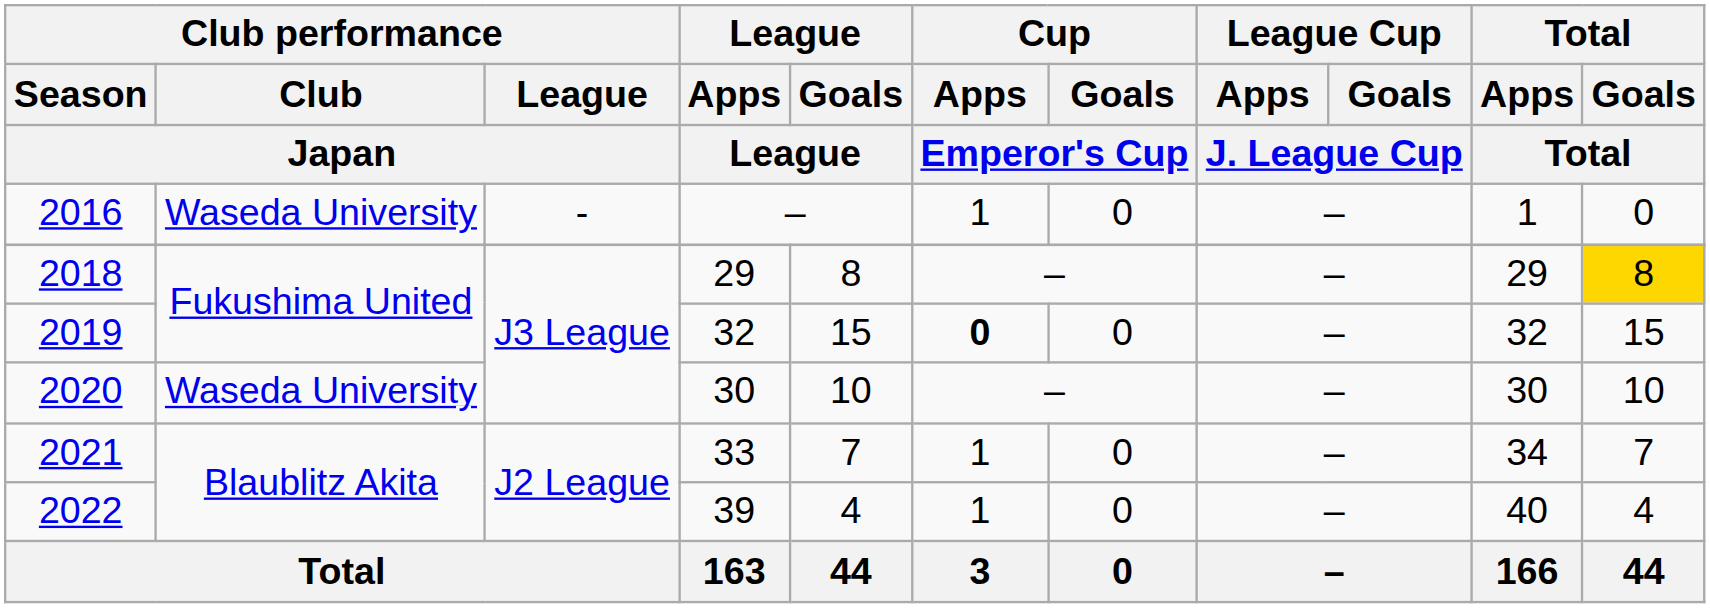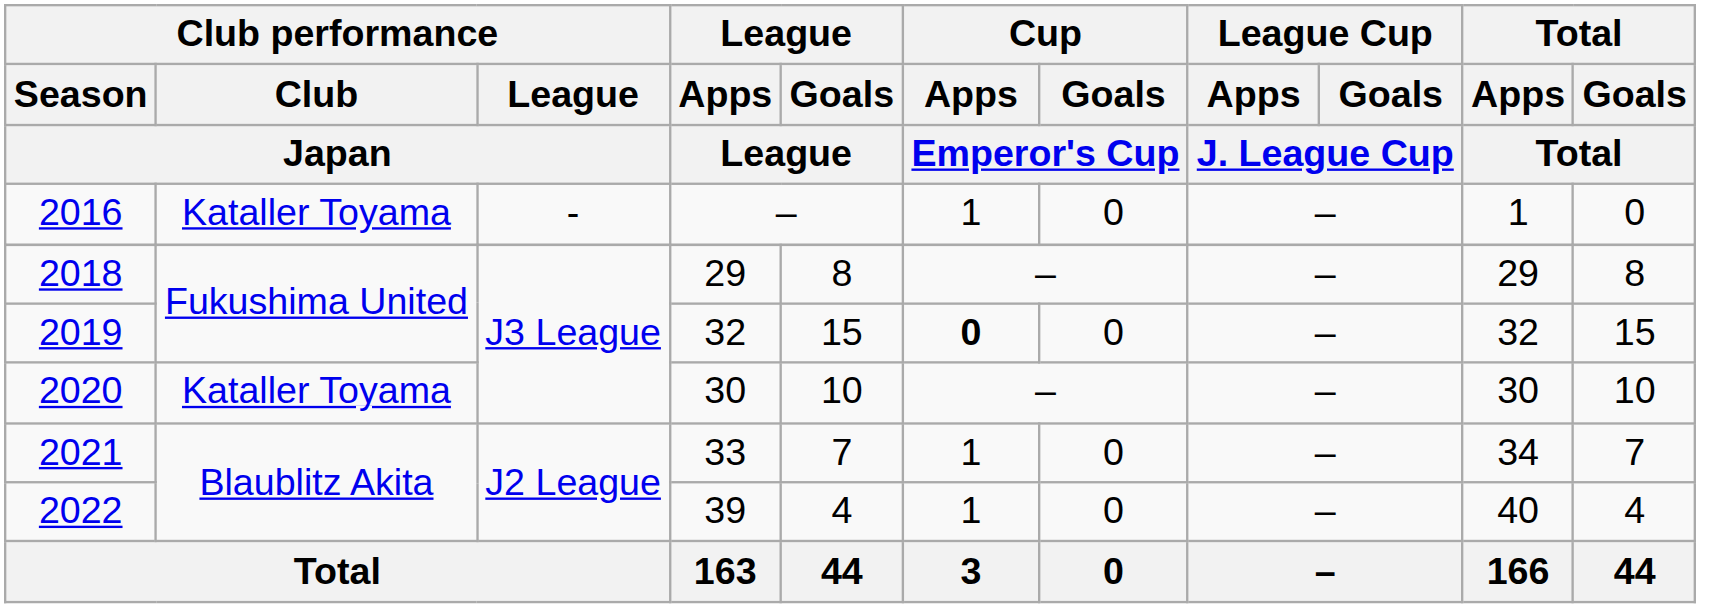(321, 213) Waseda University -> (316, 213) Kataller Toyama
(1644, 272) gold background -> (1635, 272) no background
(321, 392) Waseda University -> (316, 392) Kataller Toyama
